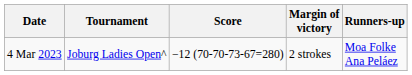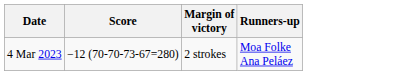- column: (117, 21)
